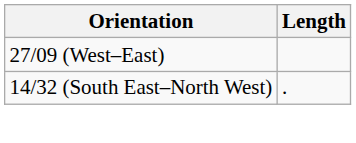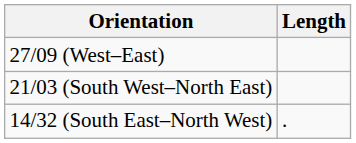+ row: (141, 87)
